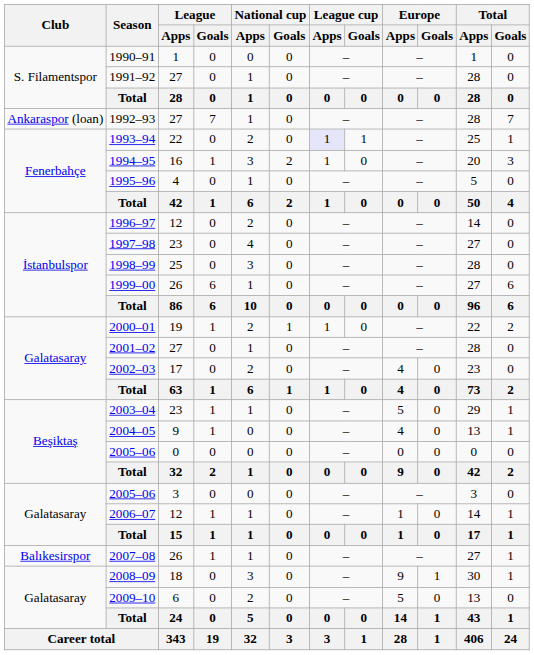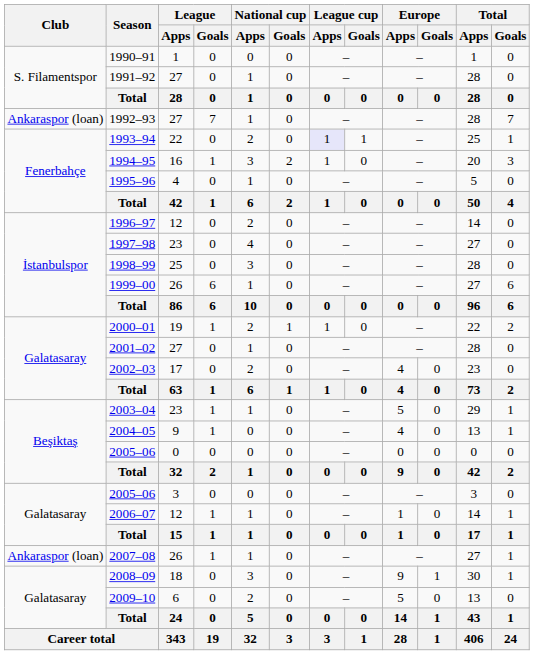(55, 555) Balıkesirspor -> (55, 555) Ankaraspor (loan)
